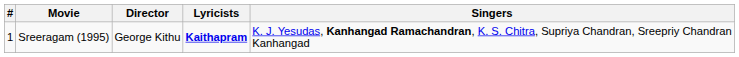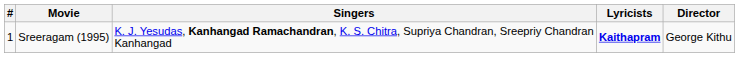columns swapped: (147, 13) <-> (492, 13)
